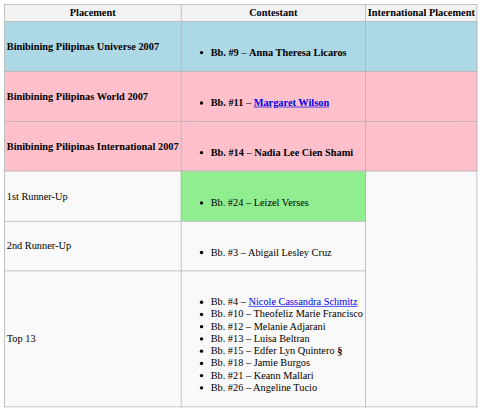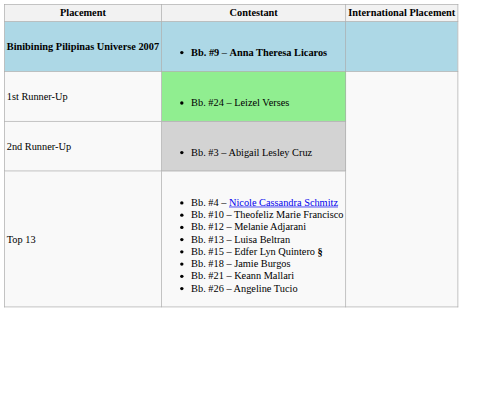- row: (77, 96)
- row: (93, 146)
(273, 252) no background -> (254, 153) lightgrey background
